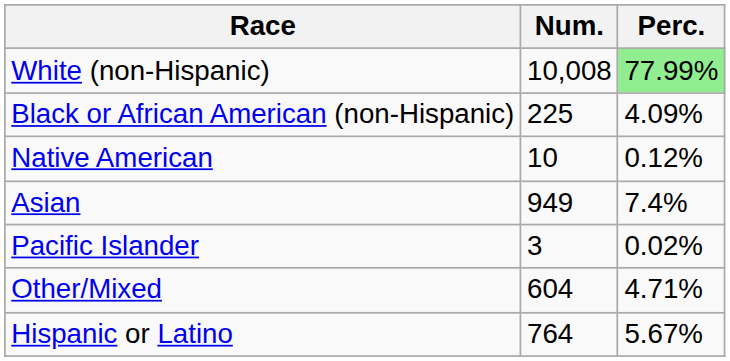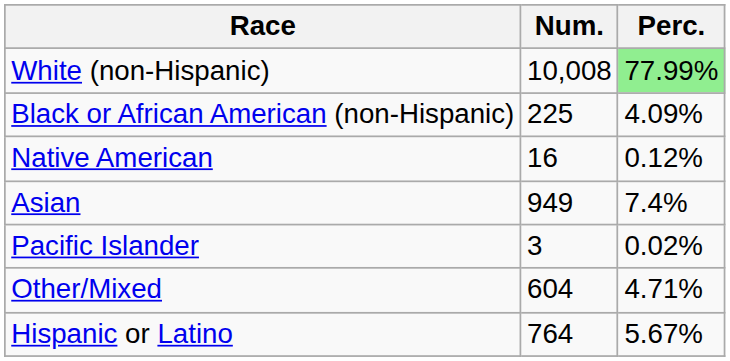(542, 158) 10 -> (542, 158) 16
